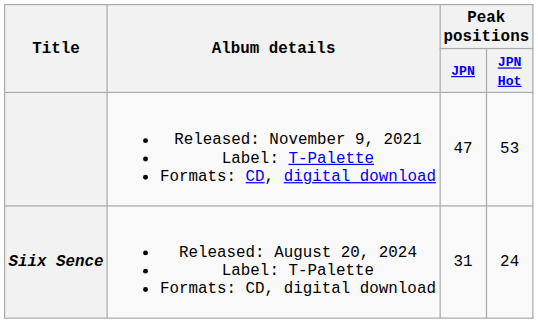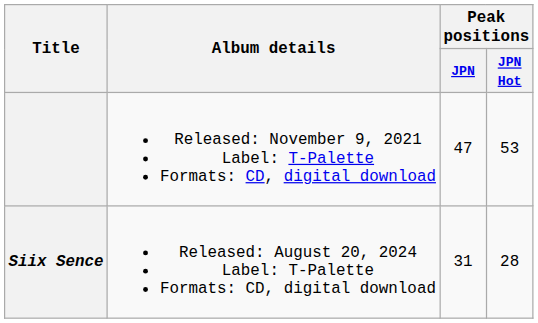(510, 262) 24 -> (510, 262) 28
